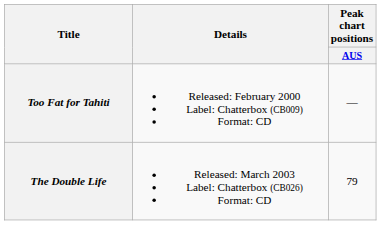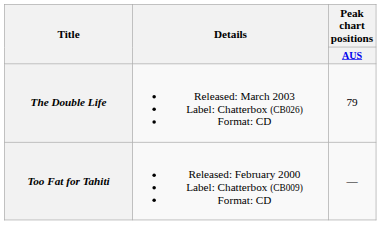rows swapped: (69, 103) <-> (69, 181)
